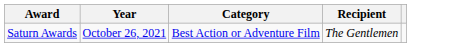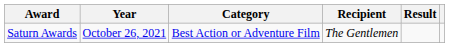+ column: (420, 14)
